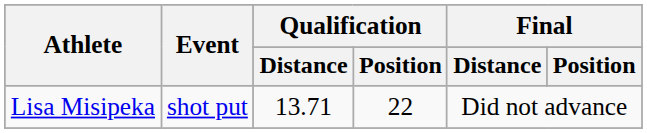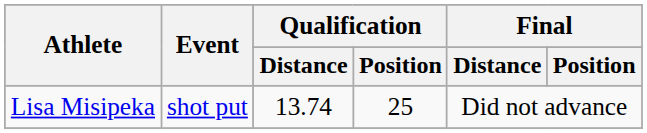(304, 107) 13.71 -> (304, 107) 13.74
(400, 107) 22 -> (400, 107) 25
